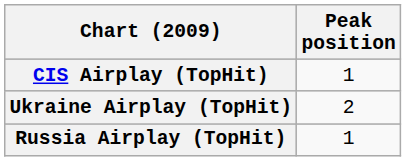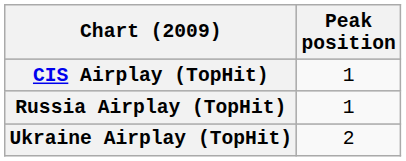rows swapped: (151, 139) <-> (151, 107)
